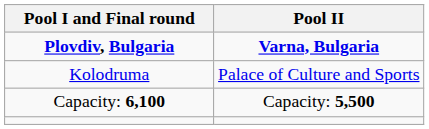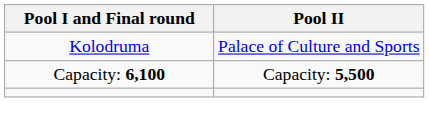- row: (109, 46)
